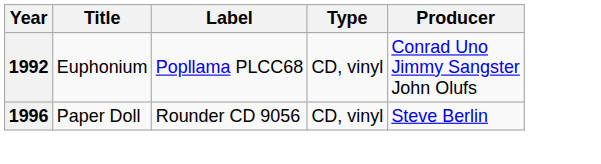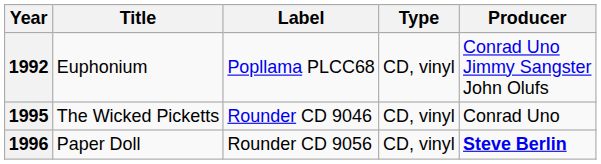+ row: (29, 115)
(440, 115) normal -> (515, 144) bold
